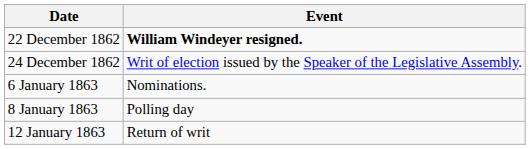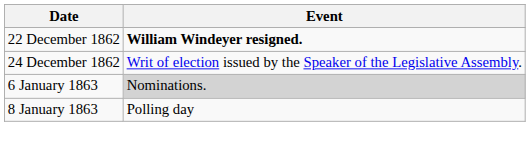(167, 86) no background -> (167, 86) lightgrey background
- row: (57, 132)
